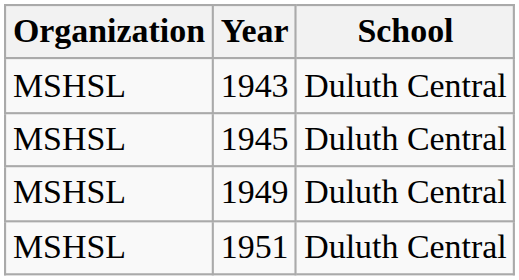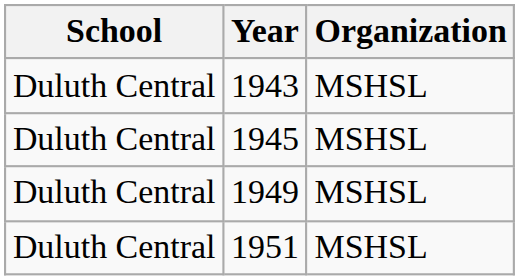columns swapped: (405, 31) <-> (109, 31)
